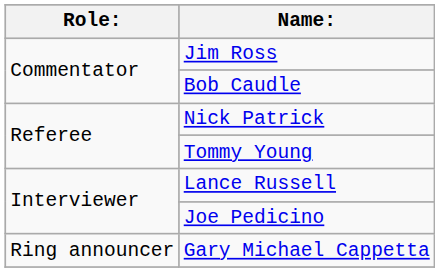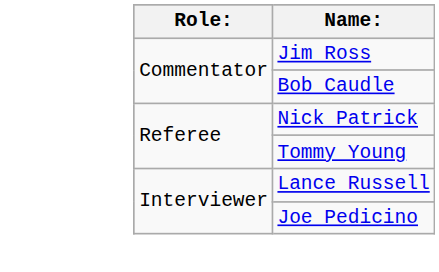- row: (307, 251)
